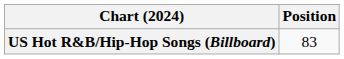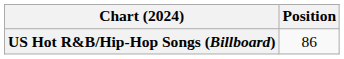(309, 41) 83 -> (309, 41) 86
